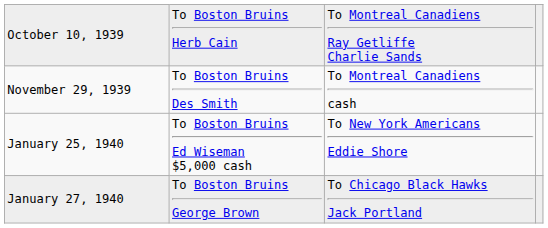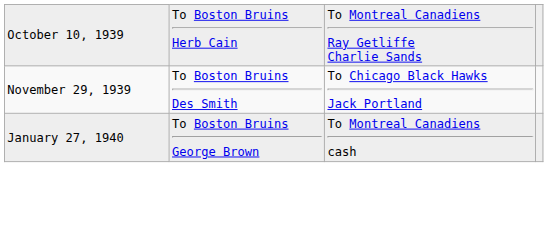(430, 90) To Montreal Canadiens cash -> (430, 90) To Chicago Black Hawks Jack Portland
- row: (66, 144)
(430, 199) To Chicago Black Hawks Jack Portland -> (430, 137) To Montreal Canadiens cash
